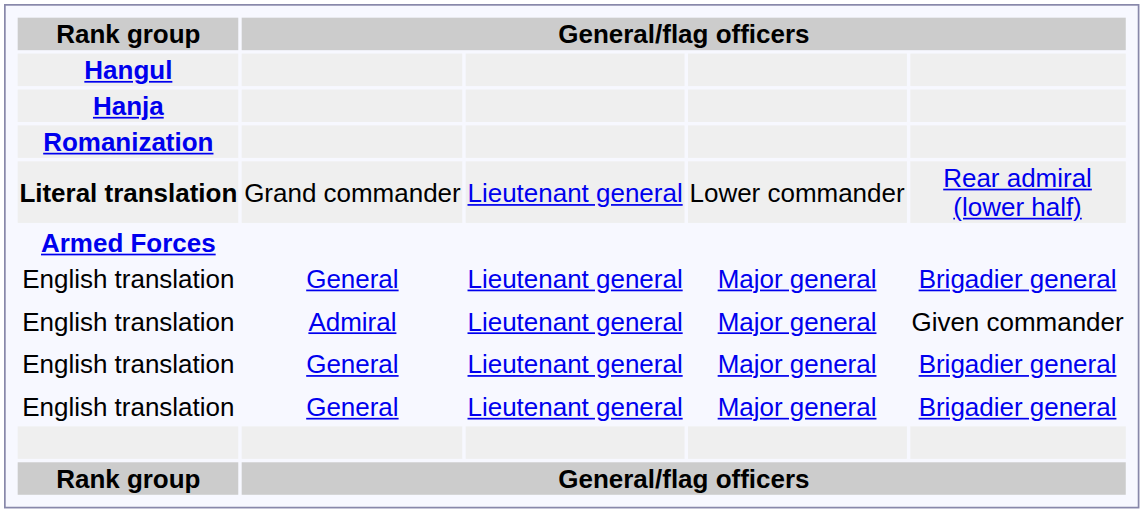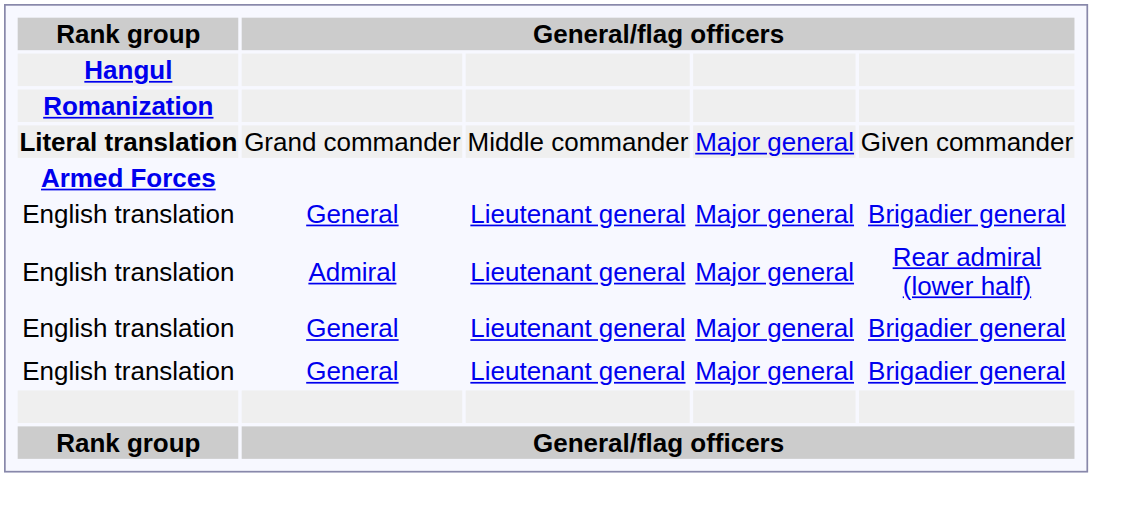- row: (128, 106)
(575, 192) Lieutenant general -> (578, 142) Middle commander
(797, 192) Lower commander -> (775, 142) Major general
(1018, 192) Rear admiral (lower half) -> (967, 142) Given commander
(1018, 321) Given commander -> (967, 271) Rear admiral (lower half)
